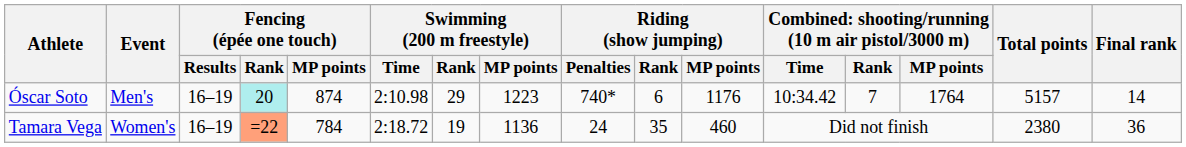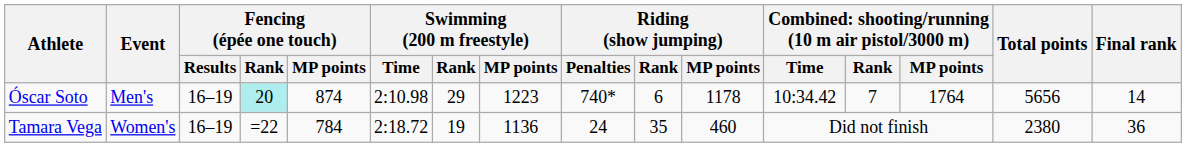(723, 98) 1176 -> (723, 98) 1178
(1042, 98) 5157 -> (1042, 98) 5656
(264, 127) lightsalmon background -> (264, 127) no background
